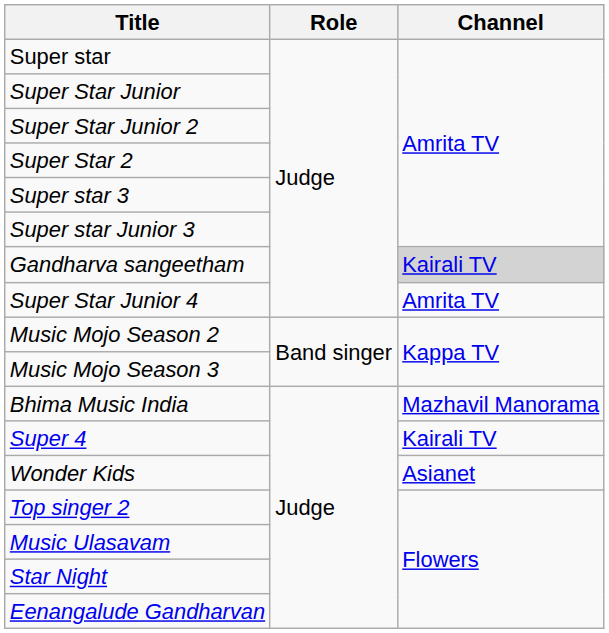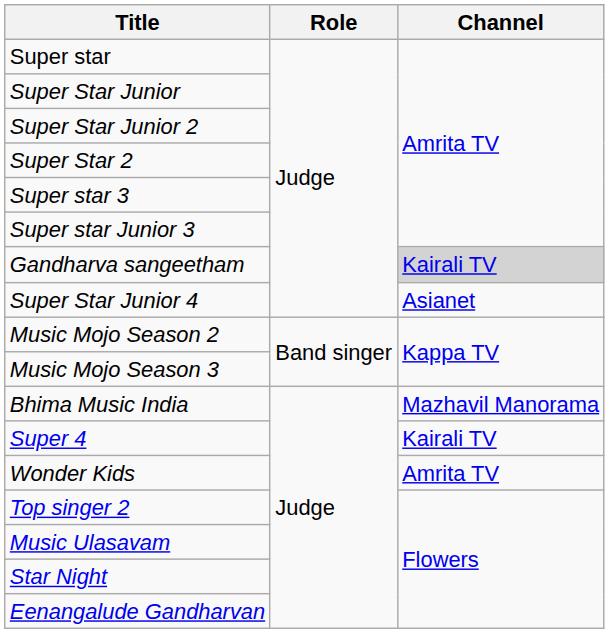(451, 299) Amrita TV -> (439, 299) Asianet
(439, 473) Asianet -> (451, 473) Amrita TV
